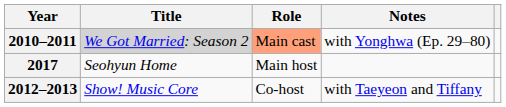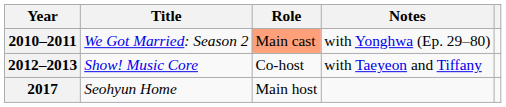(166, 41) lightgrey background -> (166, 41) no background
rows swapped: (43, 89) <-> (43, 65)
